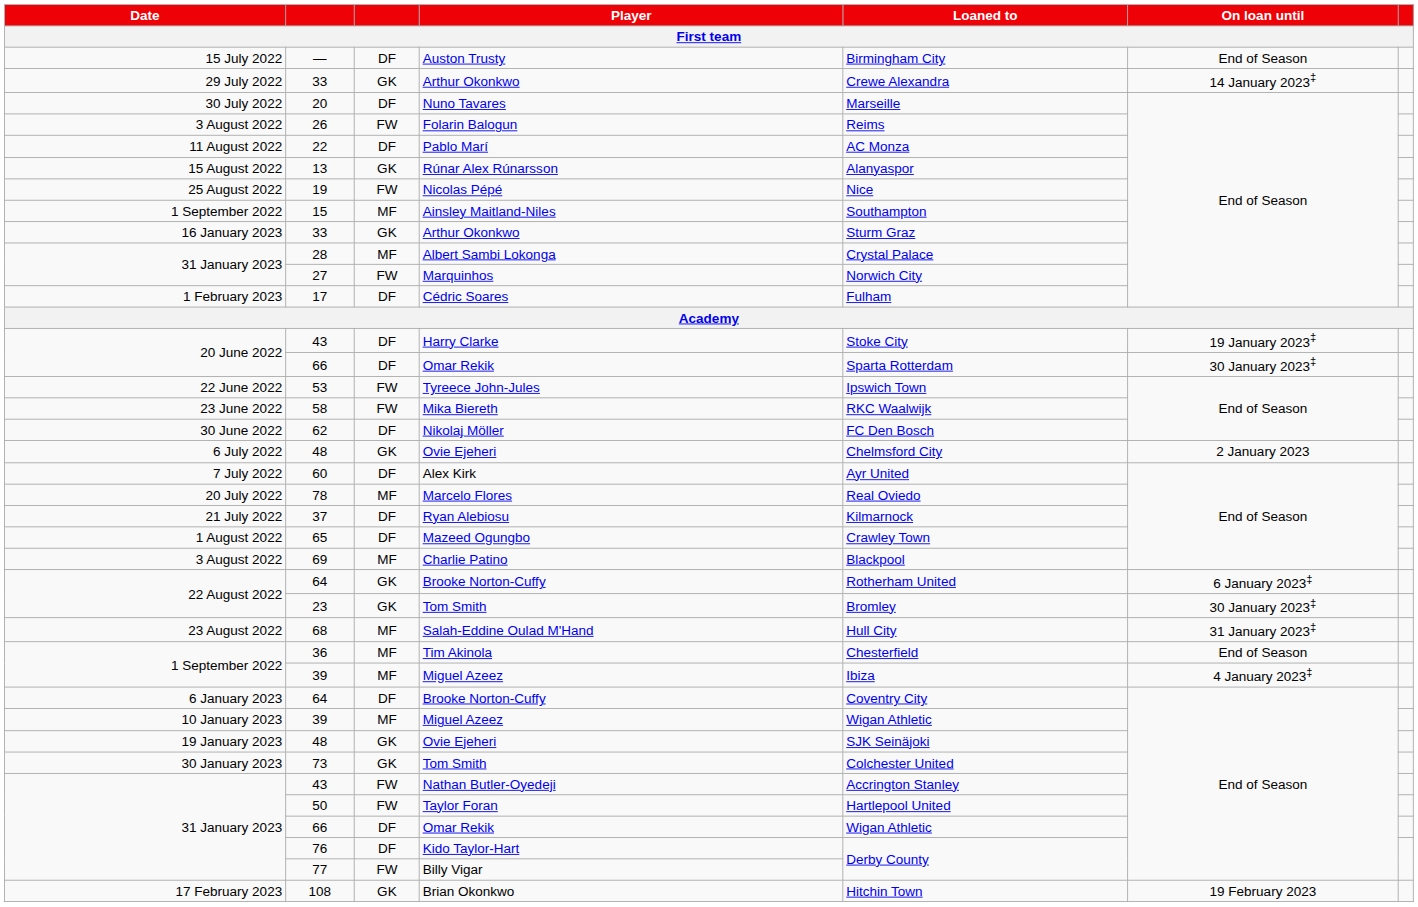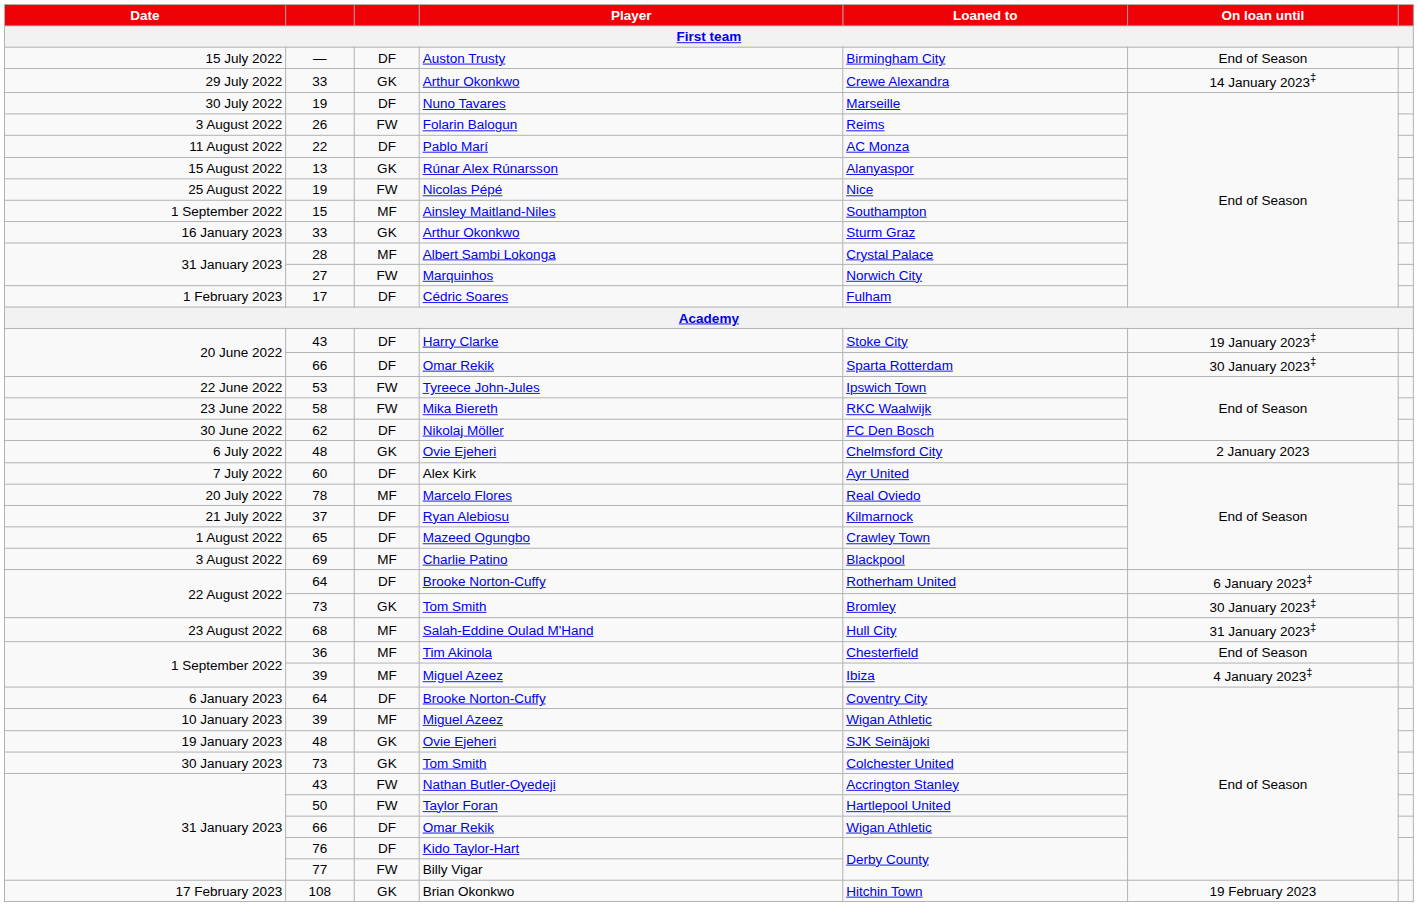(320, 104) 20 -> (320, 104) 19
(387, 582) GK -> (387, 582) DF
(320, 606) 23 -> (320, 606) 73
